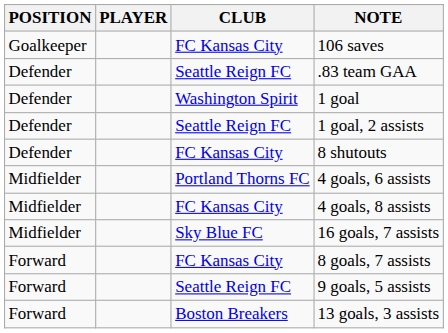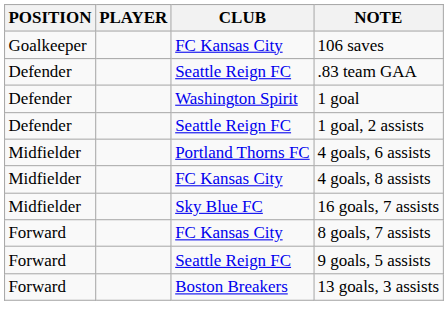- row: (352, 152)
